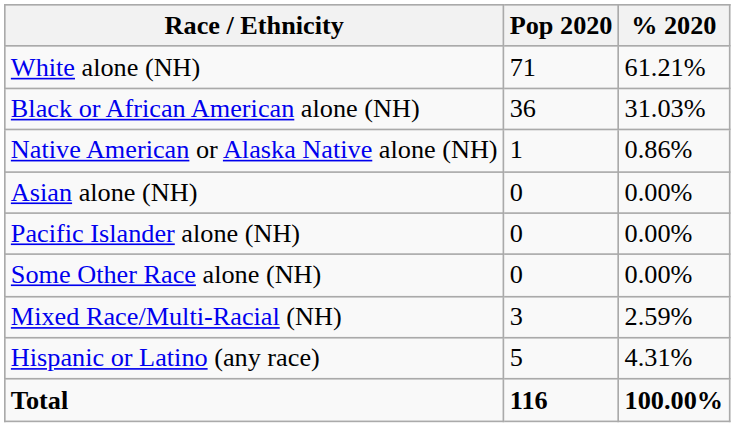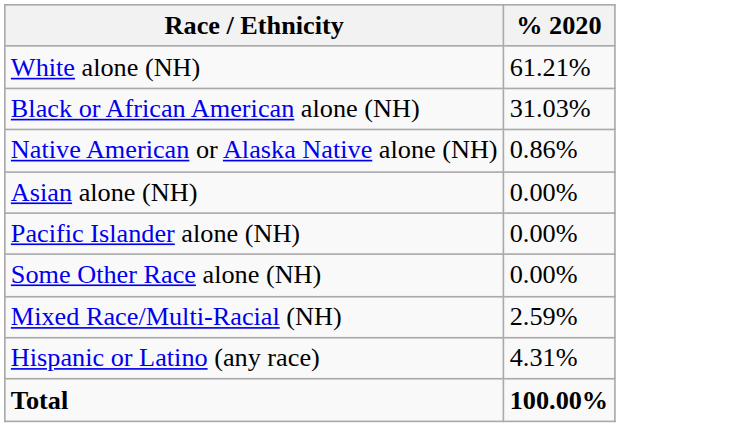- column: (561, 25)
